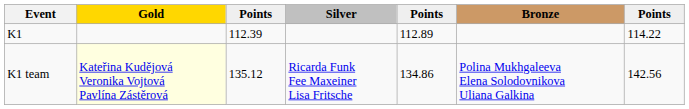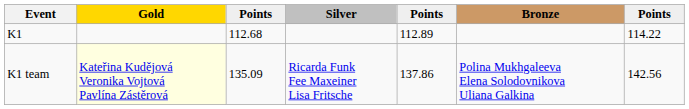(245, 33) 112.39 -> (245, 33) 112.68
(246, 74) 135.12 -> (246, 74) 135.09
(417, 74) 134.86 -> (417, 74) 137.86
